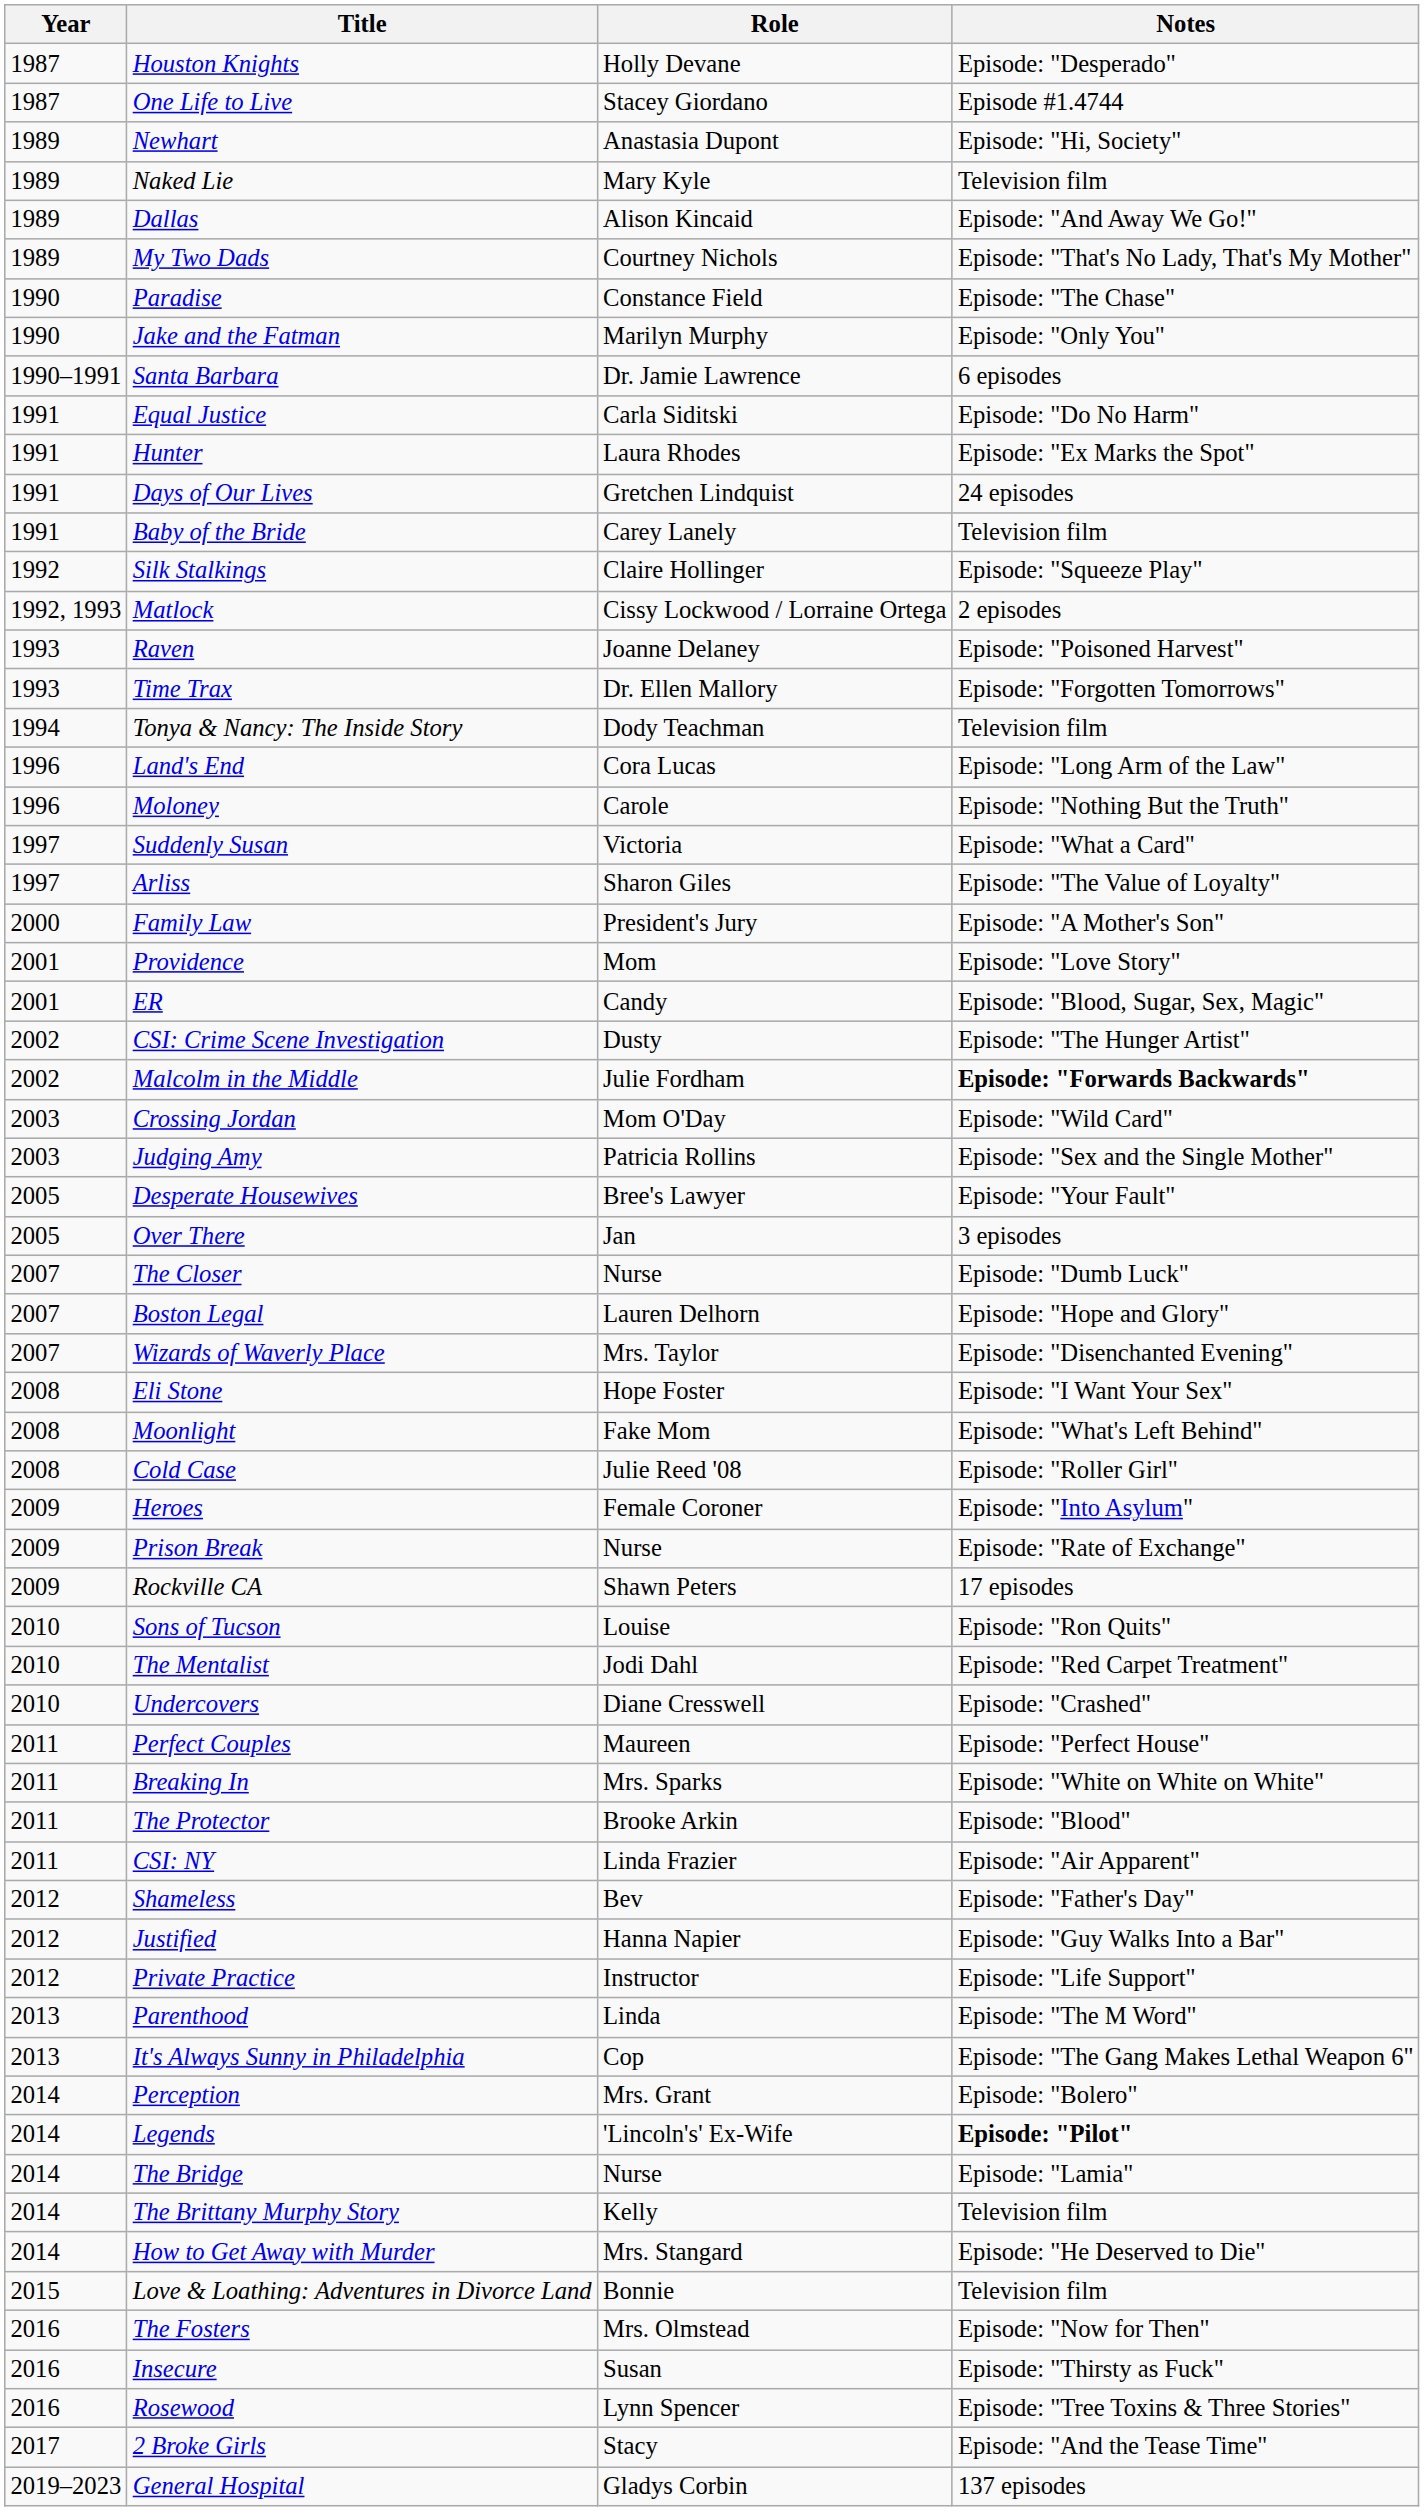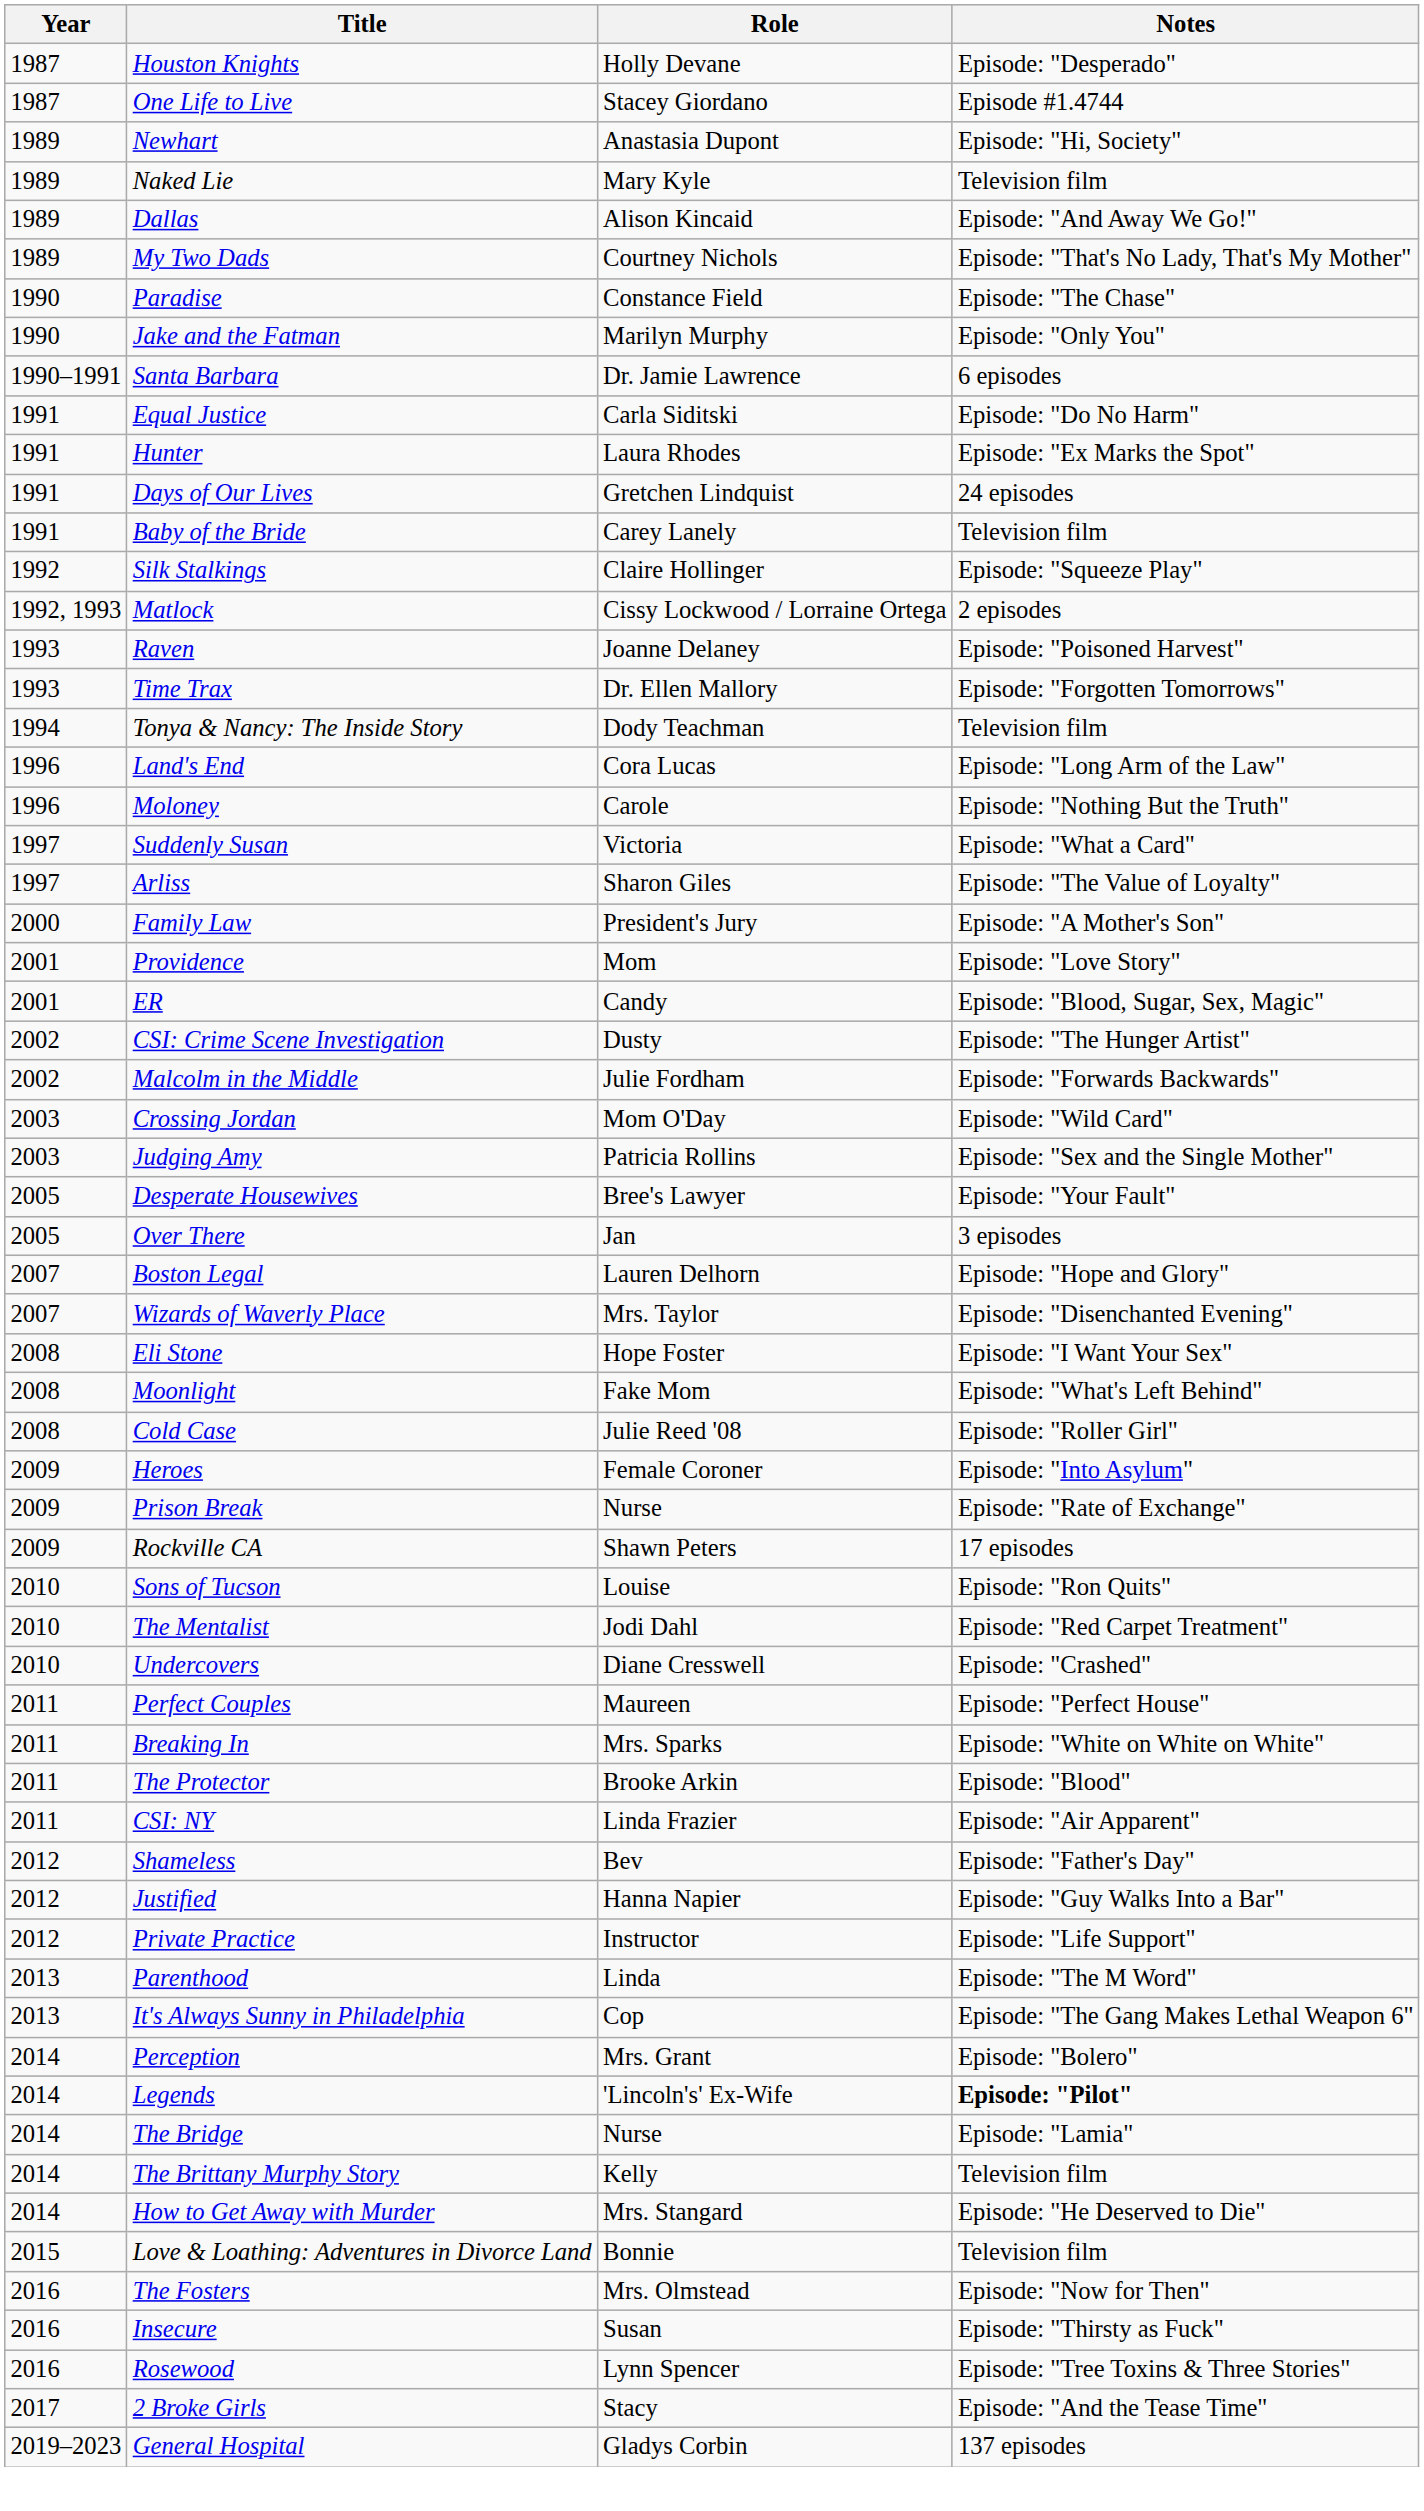(1134, 1079) bold -> (1119, 1079) normal
- row: (187, 1274)
